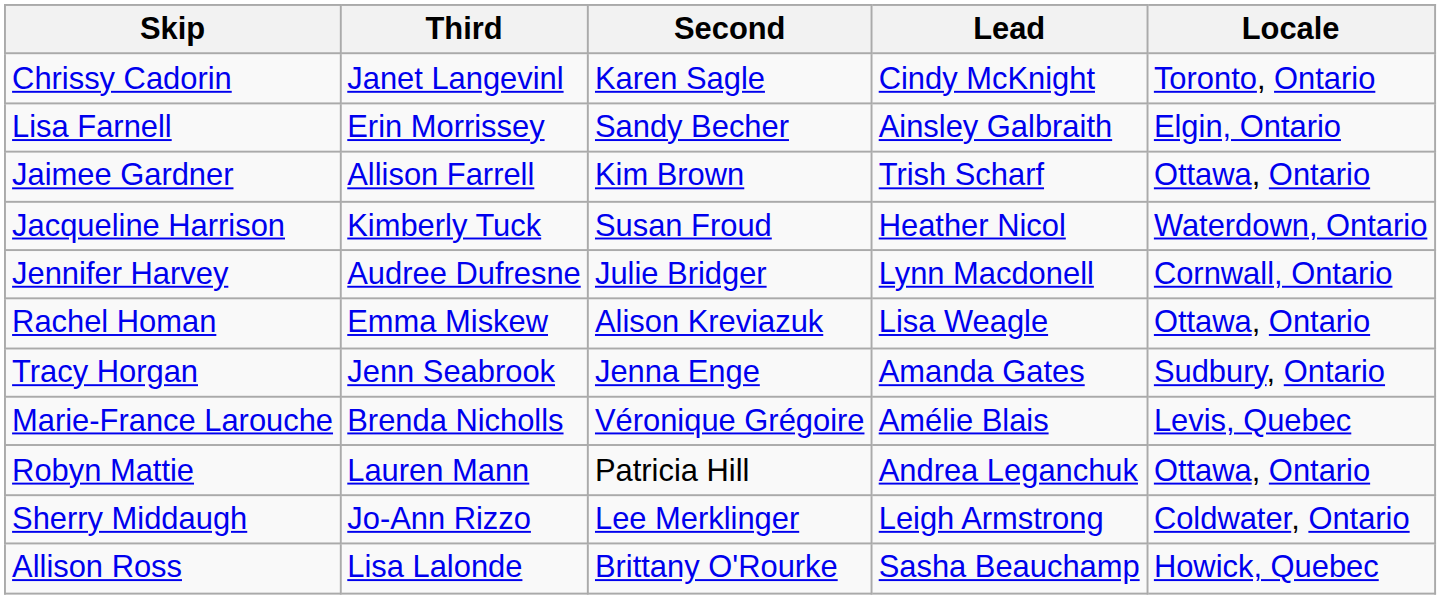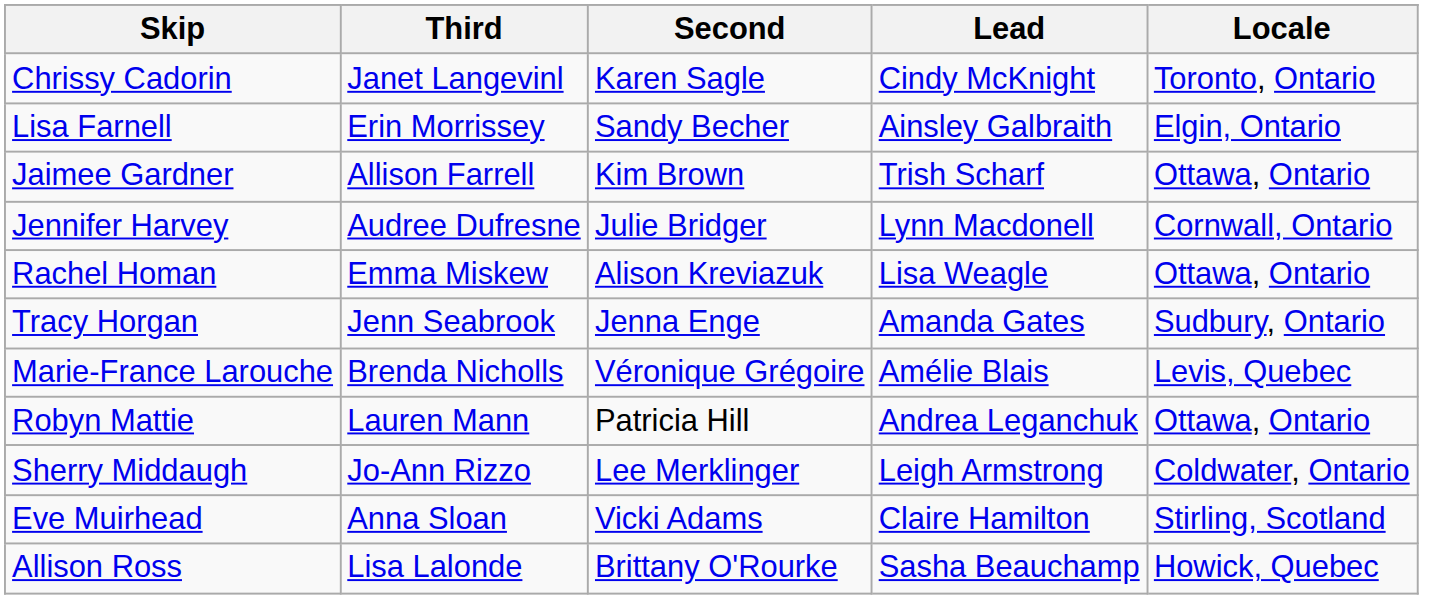- row: (149, 224)
+ row: (107, 518)
